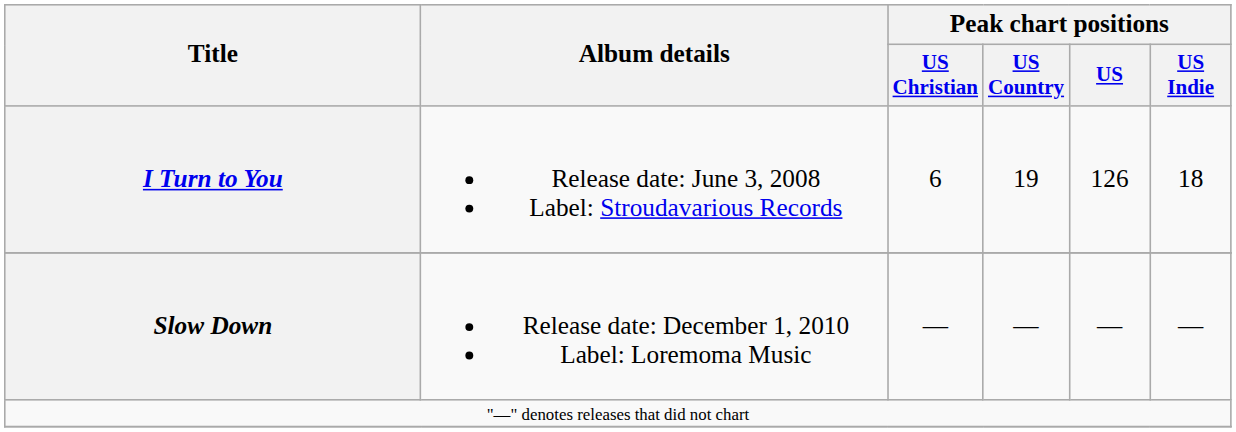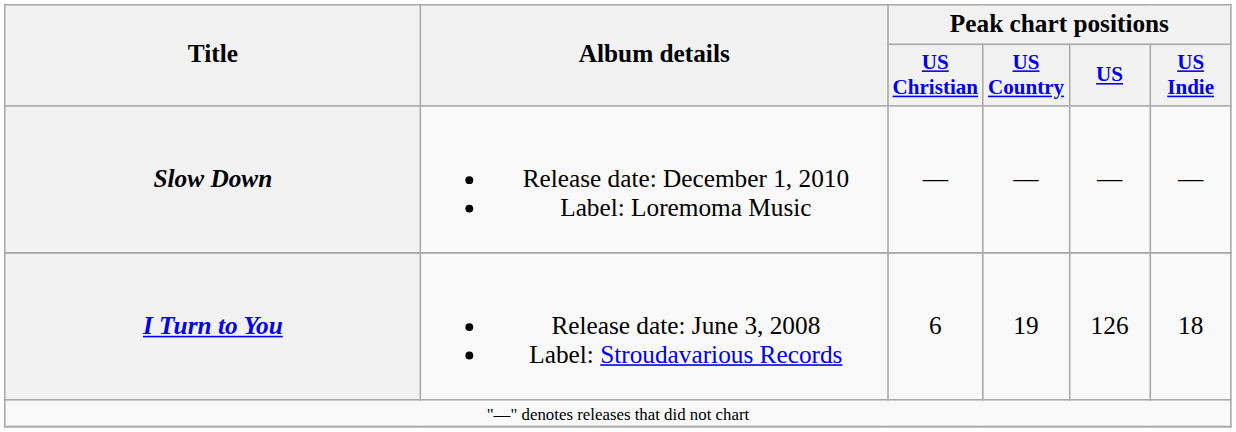rows swapped: (213, 178) <-> (213, 326)
